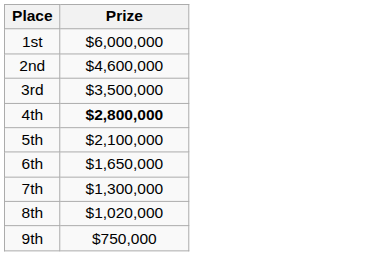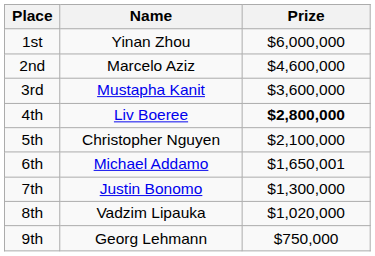+ column: (151, 16)
(124, 90) $3,500,000 -> (306, 90) $3,600,000
(124, 164) $1,650,000 -> (306, 164) $1,650,001
